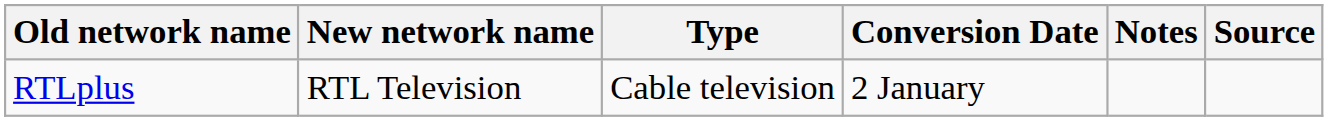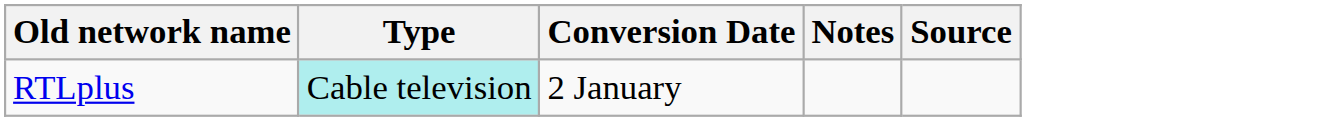- column: (451, 32)
(723, 87) no background -> (419, 87) paleturquoise background
